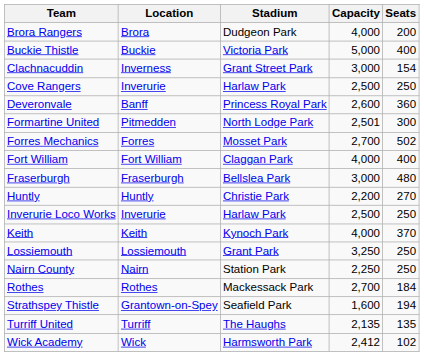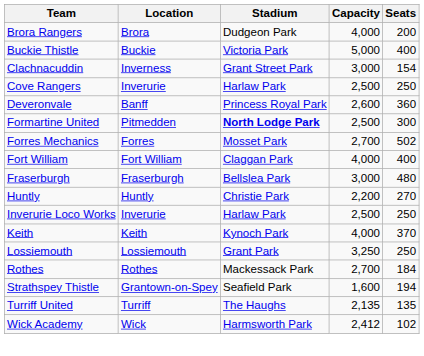(268, 123) normal -> (271, 123) bold
(366, 123) 2,501 -> (366, 123) 2,500
- row: (41, 269)
